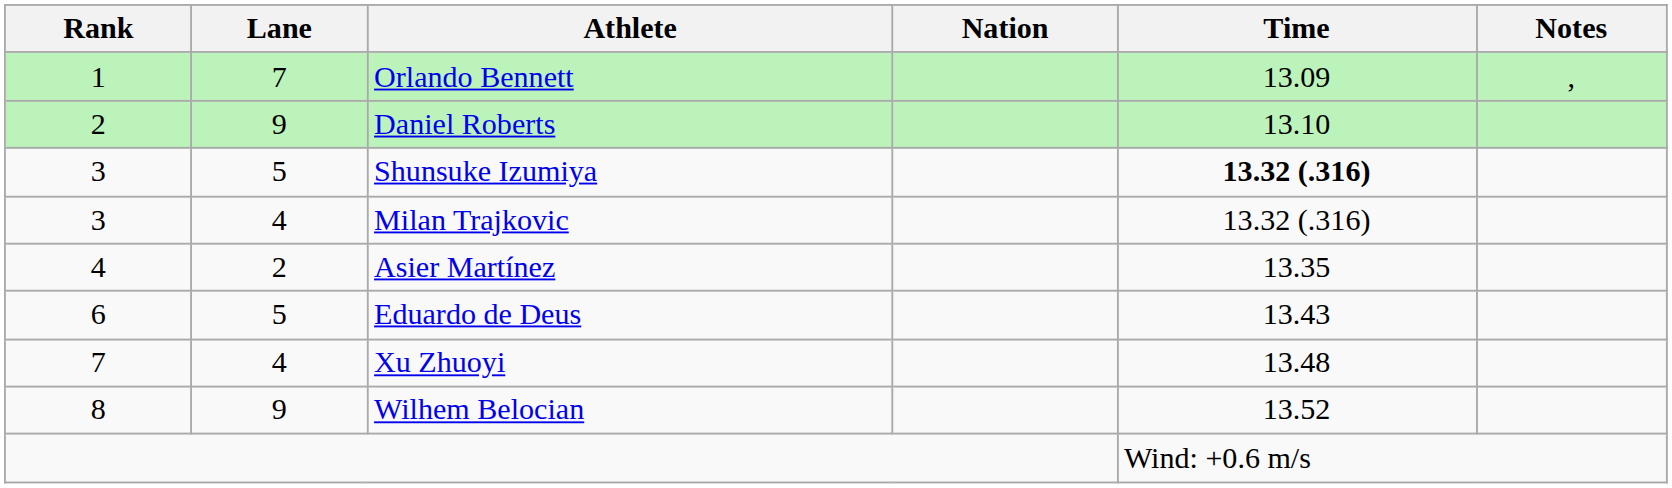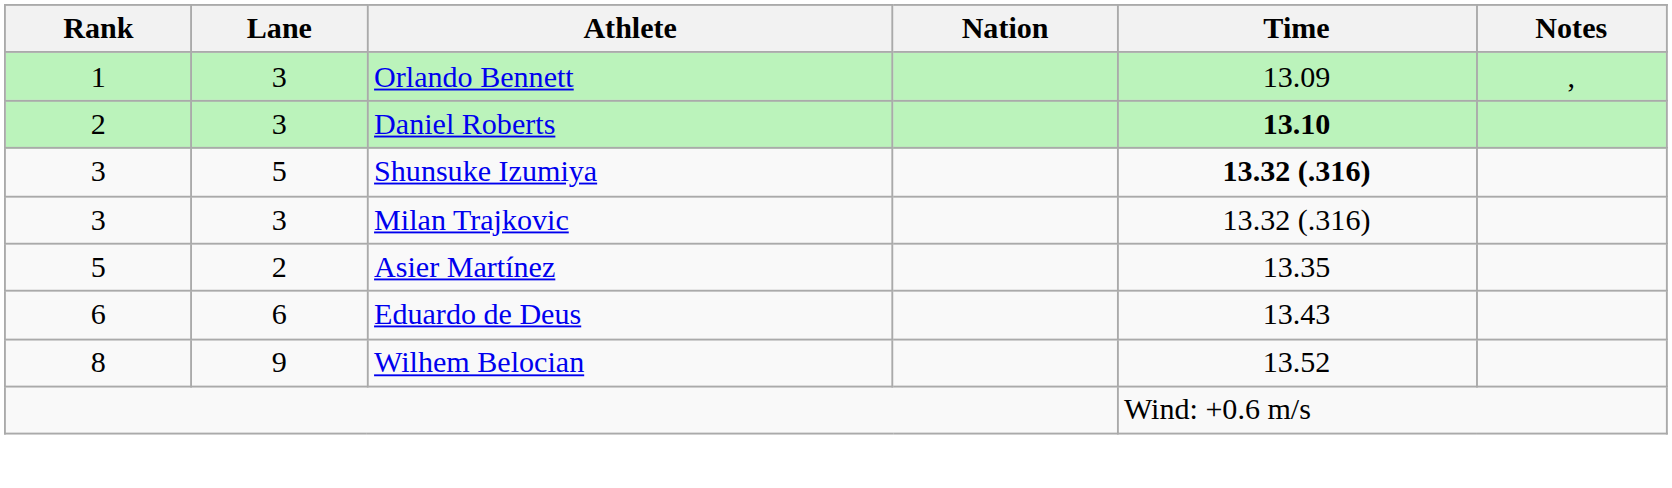(279, 76) 7 -> (279, 76) 3
(279, 123) 9 -> (279, 123) 3
(1296, 123) normal -> (1296, 123) bold
(279, 219) 4 -> (279, 219) 3
(98, 266) 4 -> (98, 266) 5
(279, 314) 5 -> (279, 314) 6
- row: (440, 362)
